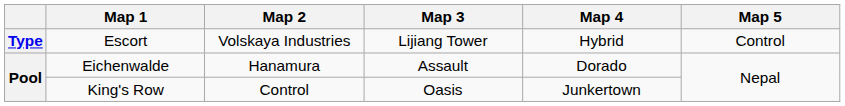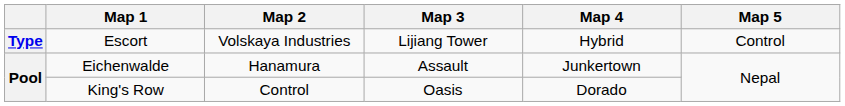(602, 65) Dorado -> (602, 65) Junkertown
(602, 90) Junkertown -> (602, 90) Dorado
